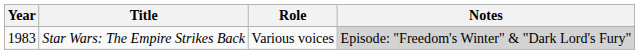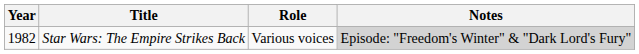(22, 37) 1983 -> (22, 37) 1982
